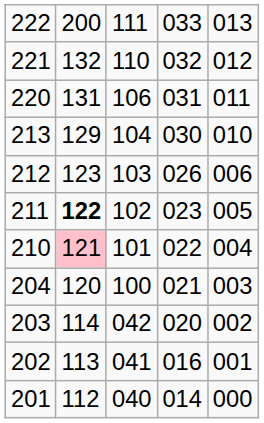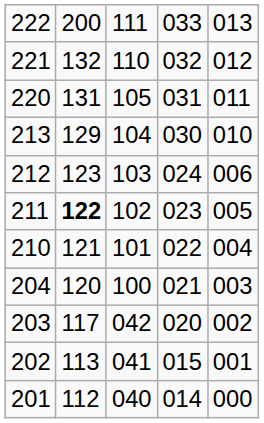(132, 98) 106 -> (132, 98) 105
(182, 173) 026 -> (182, 173) 024
(81, 248) pink background -> (81, 248) no background
(80, 323) 114 -> (80, 323) 117
(182, 361) 016 -> (182, 361) 015
